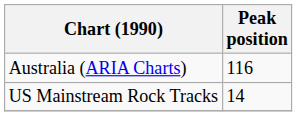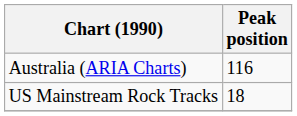(236, 96) 14 -> (236, 96) 18
